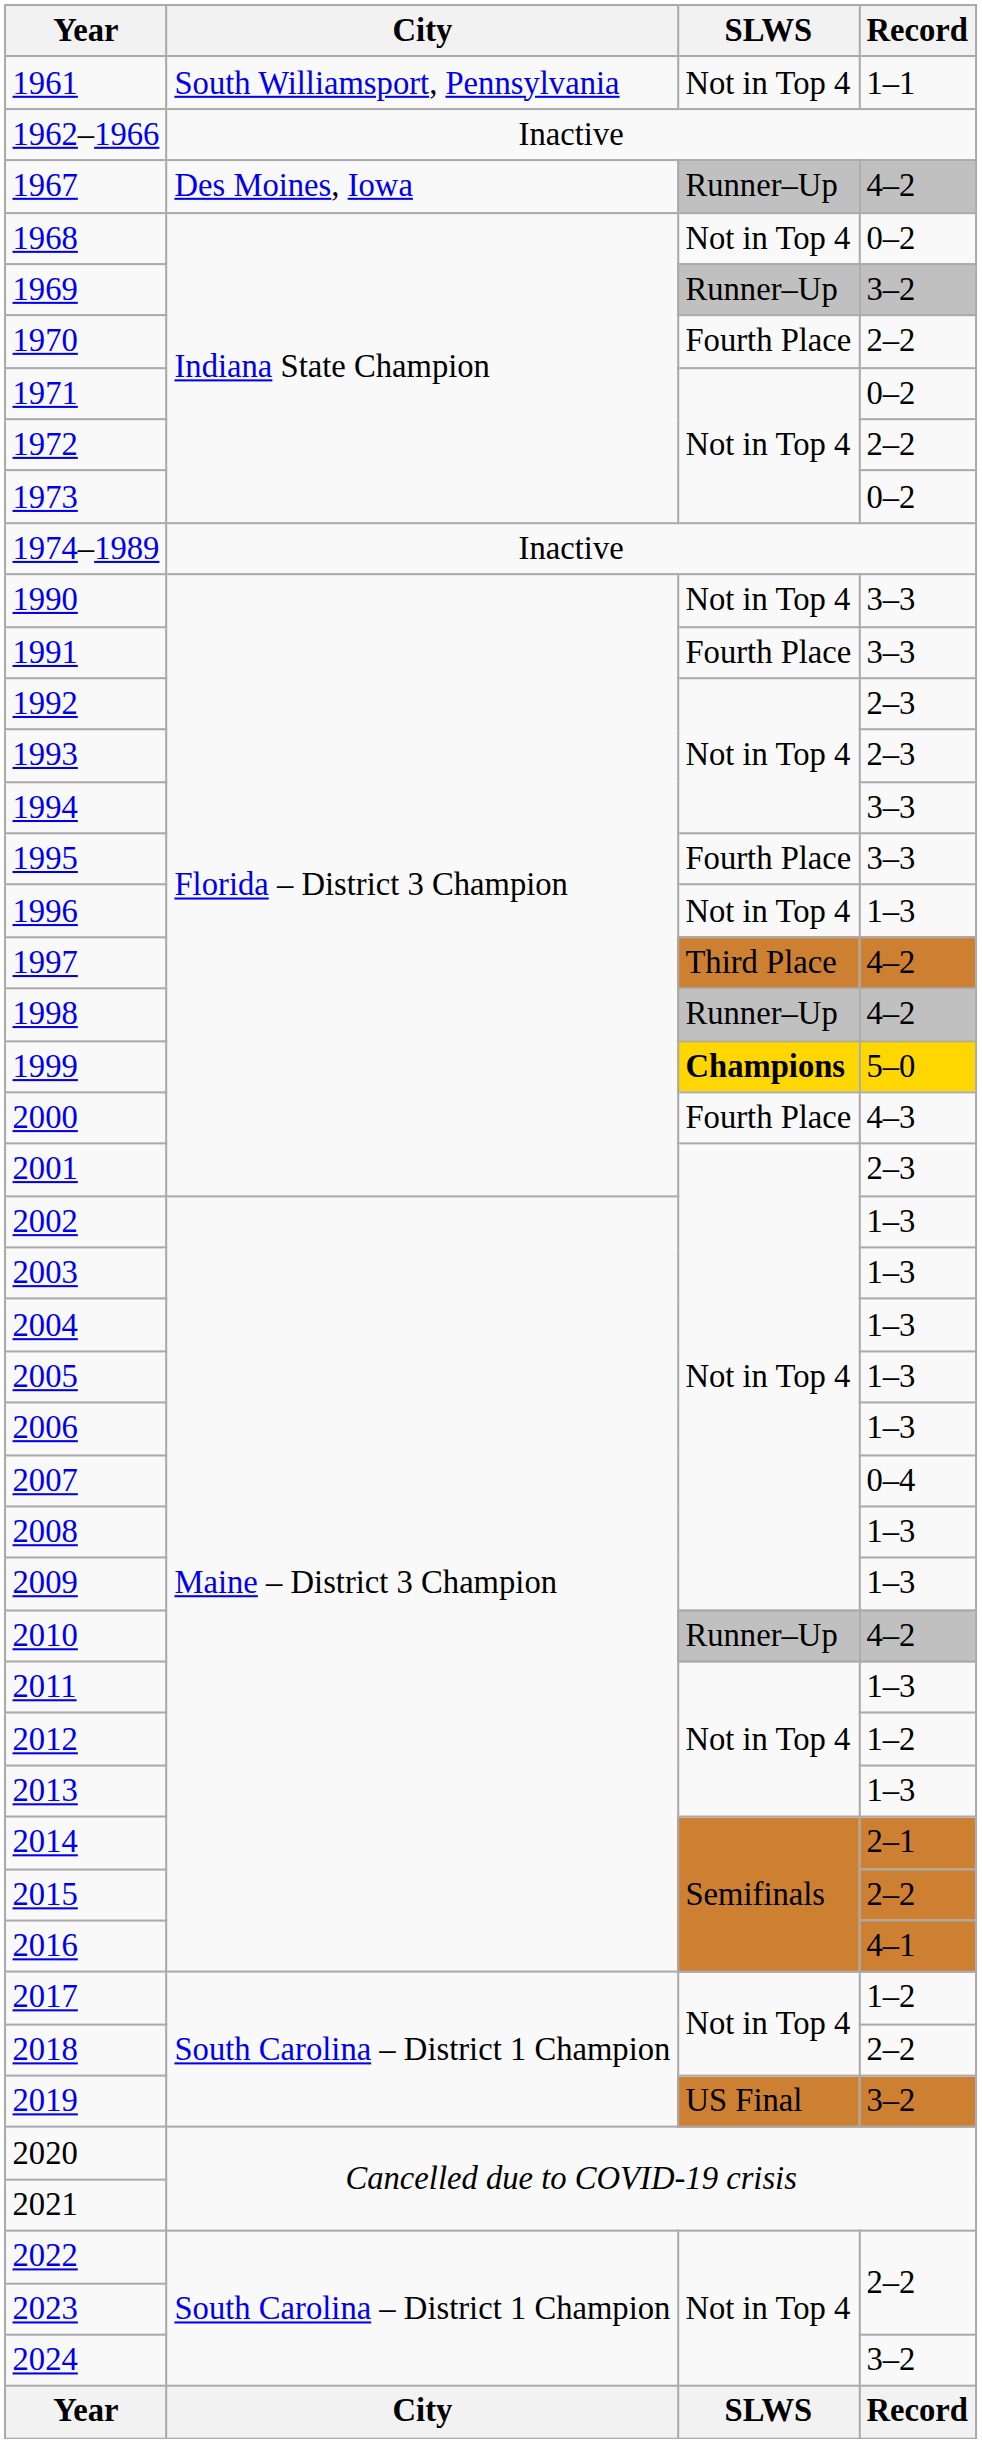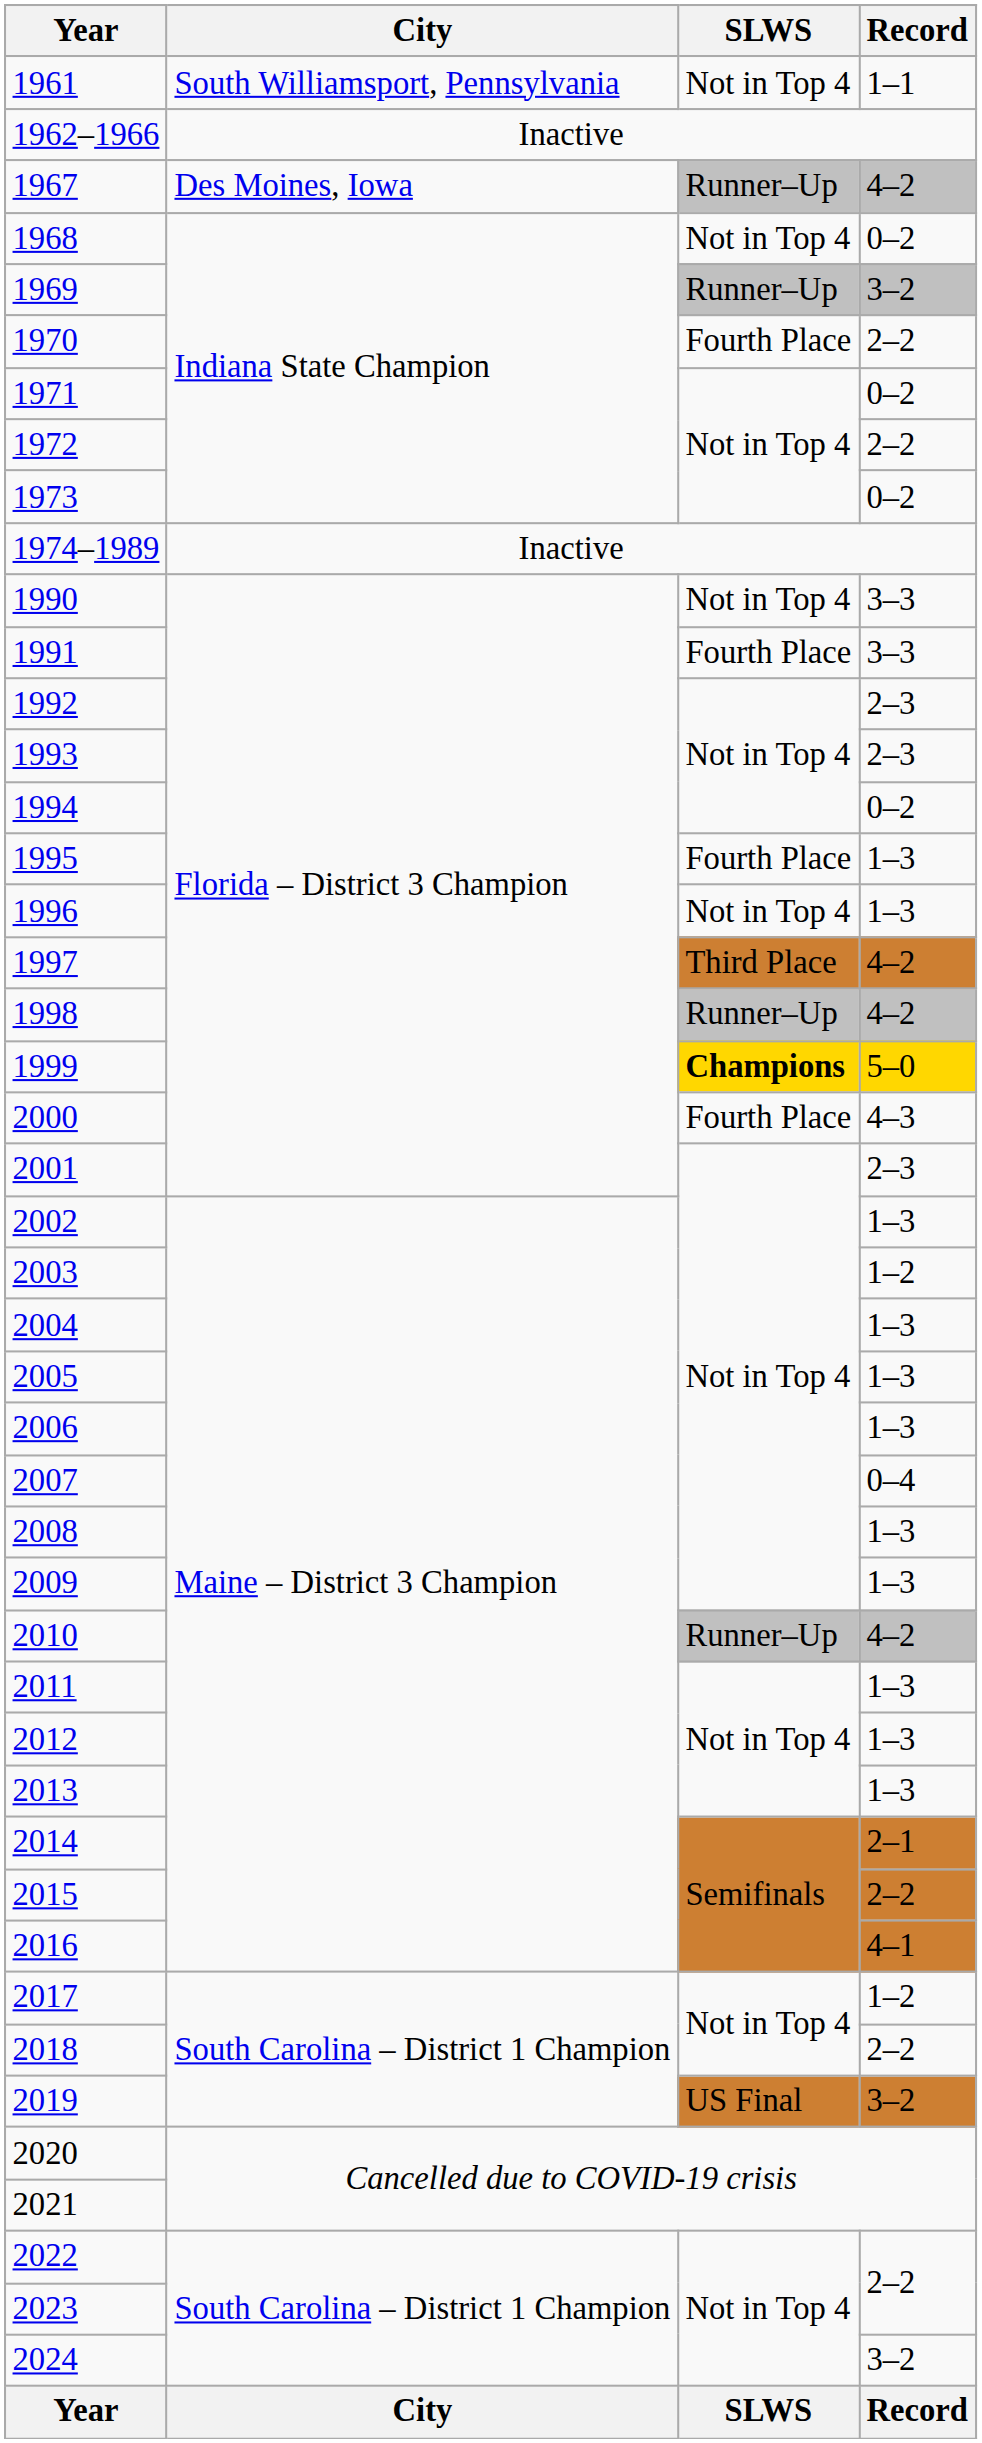(891, 806) 3–3 -> (891, 806) 0–2
(891, 858) 3–3 -> (891, 858) 1–3
(891, 1272) 1–3 -> (891, 1272) 1–2
(891, 1738) 1–2 -> (891, 1738) 1–3
